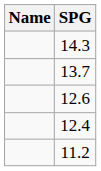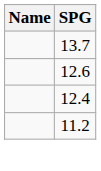- row: (75, 44)
